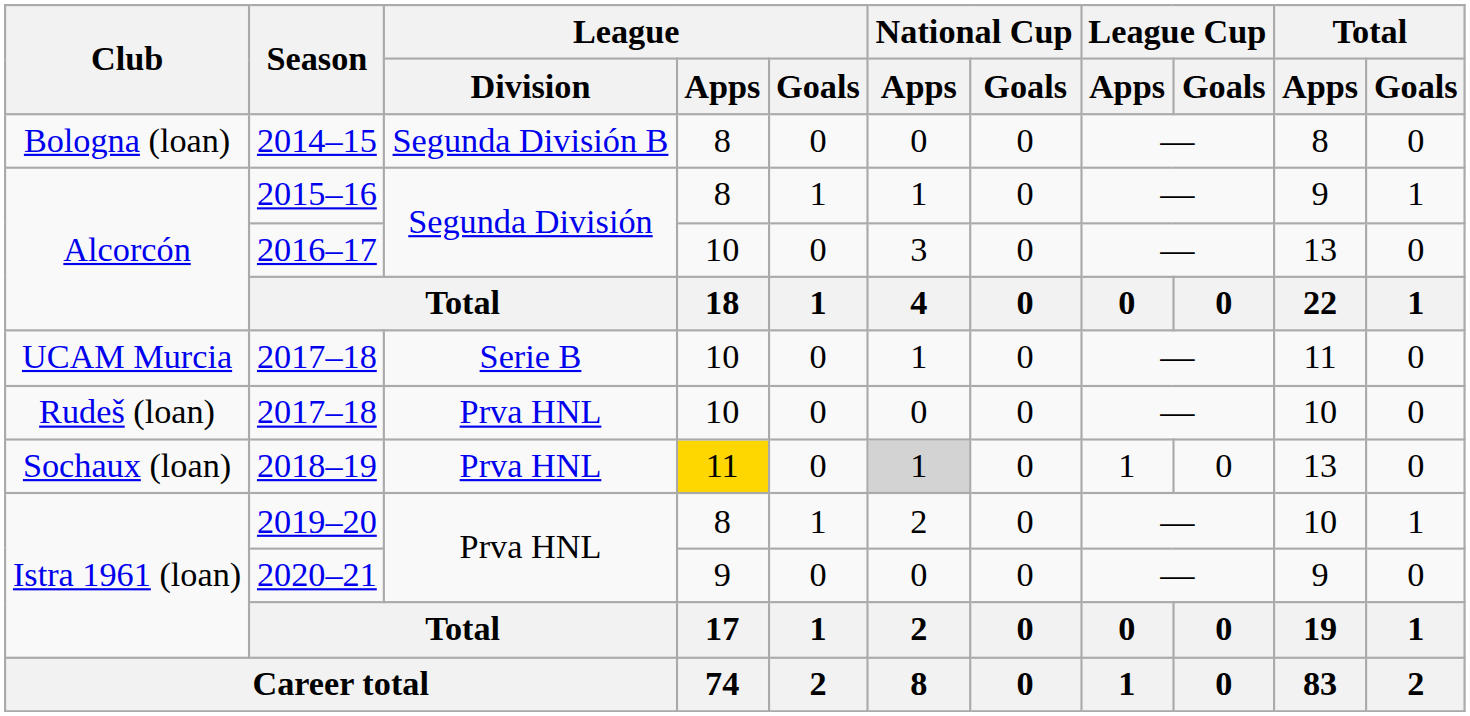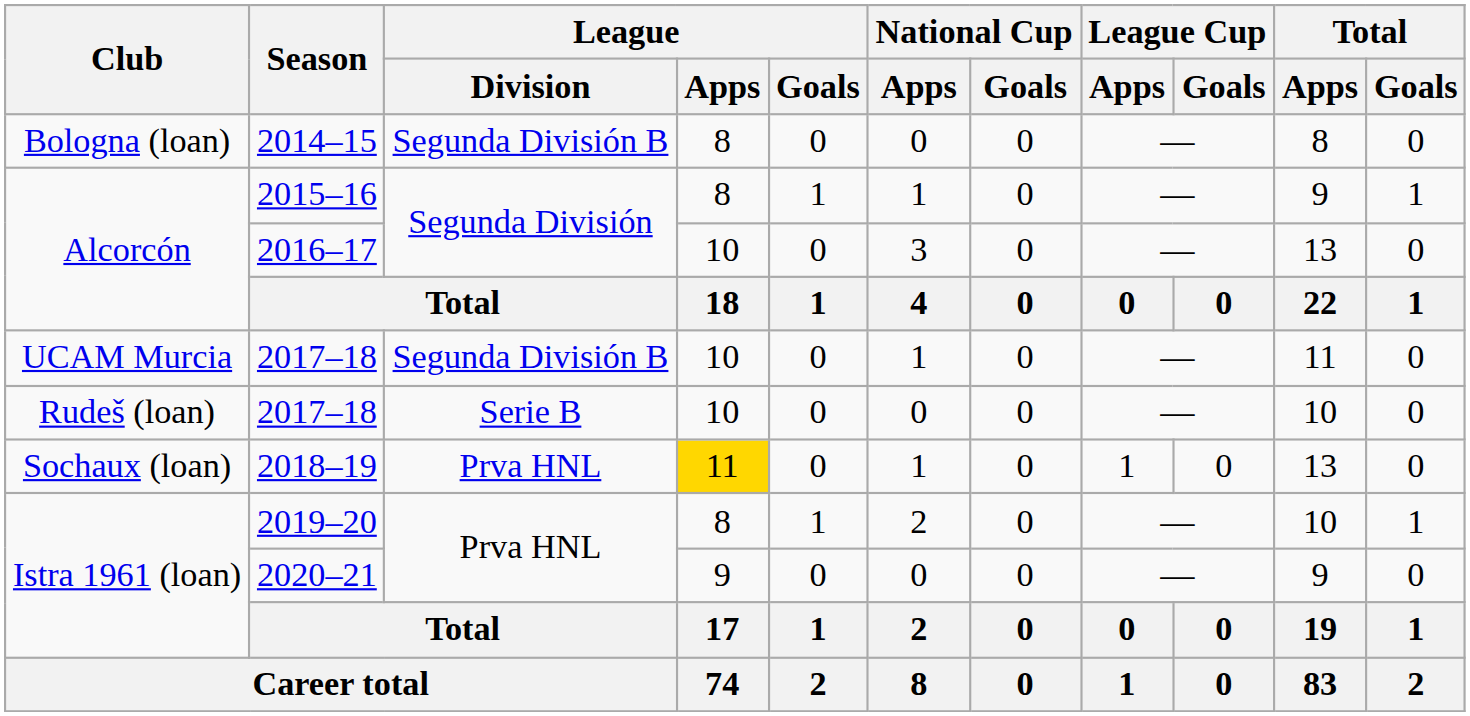(530, 357) Serie B -> (530, 357) Segunda División B
(530, 411) Prva HNL -> (530, 411) Serie B
(919, 466) lightgrey background -> (919, 466) no background
